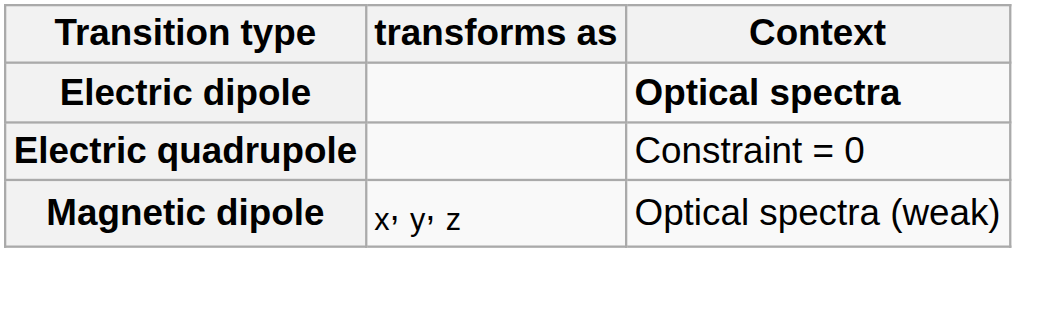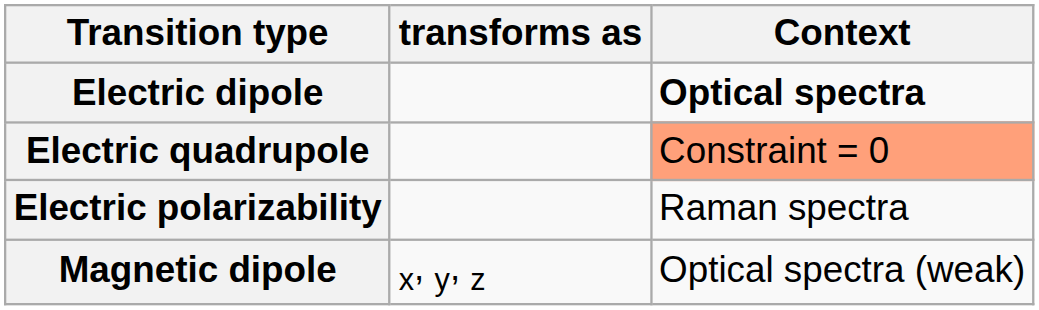(750, 150) no background -> (774, 150) lightsalmon background
+ row: (198, 208)
